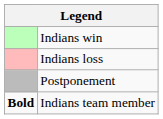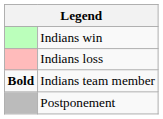rows swapped: (78, 81) <-> (98, 103)
